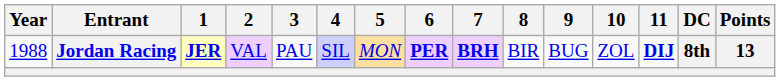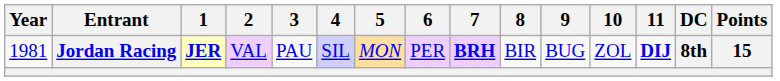(28, 51) 1988 -> (28, 51) 1981
(429, 51) bold -> (428, 51) normal
(745, 51) 13 -> (742, 51) 15
